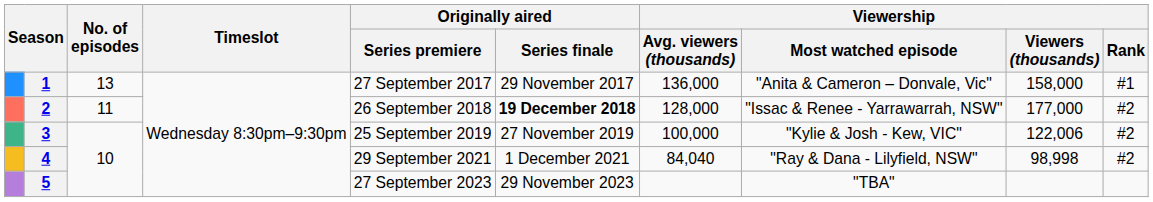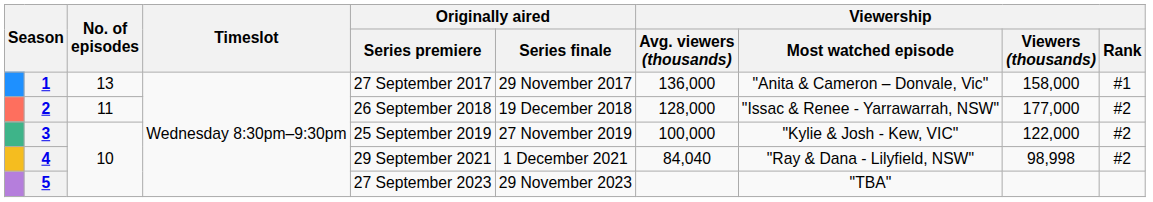(567, 109) bold -> (565, 109) normal
(1055, 134) 122,006 -> (1051, 134) 122,000
